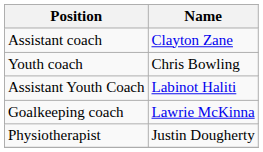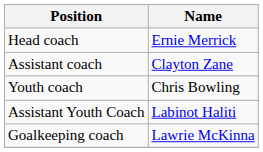+ row: (43, 40)
- row: (54, 135)
